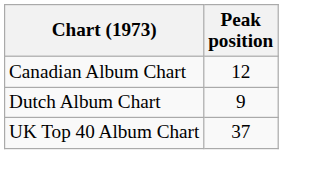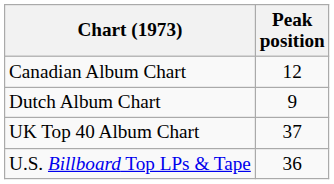+ row: (130, 163)
